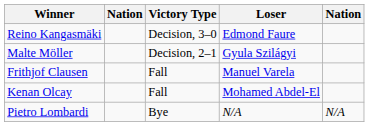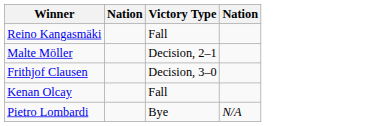- column: (271, 14)
(182, 33) Decision, 3–0 -> (158, 33) Fall
(158, 72) Fall -> (182, 72) Decision, 3–0
